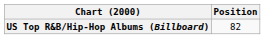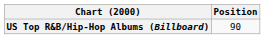(235, 27) 82 -> (235, 27) 90
